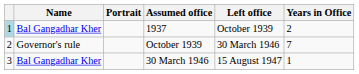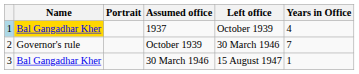(59, 28) no background -> (59, 28) gold background
(289, 28) 2 -> (289, 28) 4
